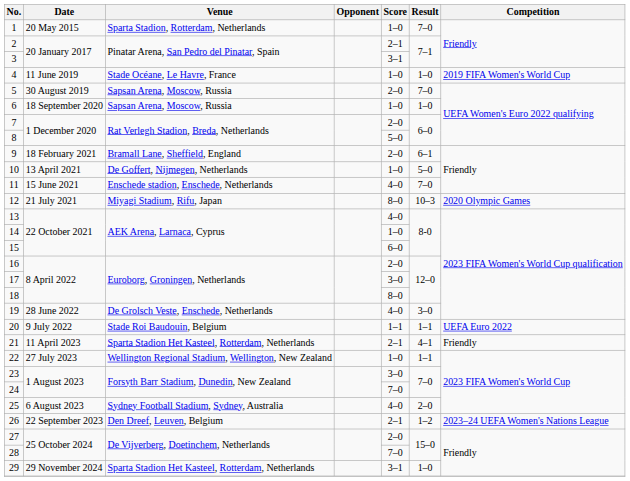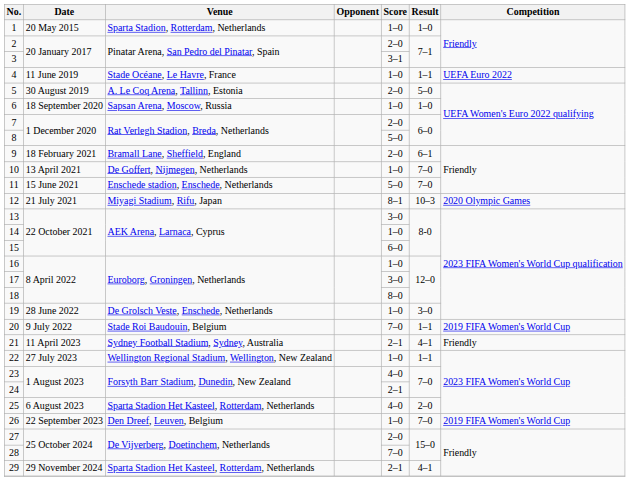(425, 28) 7–0 -> (425, 28) 1–0
(395, 43) 2–1 -> (395, 43) 2–0
(425, 75) 1–0 -> (425, 75) 1–1
(507, 75) 2019 FIFA Women's World Cup -> (478, 75) UEFA Euro 2022
(170, 91) Sapsan Arena, Moscow, Russia -> (175, 91) A. Le Coq Arena, Tallinn, Estonia
(425, 91) 7–0 -> (425, 91) 5–0
(425, 169) 5–0 -> (425, 169) 7–0
(395, 185) 4–0 -> (395, 185) 5–0
(395, 201) 8–0 -> (395, 201) 8–1
(395, 216) 4–0 -> (395, 216) 3–0
(395, 264) 2–0 -> (395, 264) 1–0
(395, 311) 4–0 -> (395, 311) 1–0
(395, 327) 1–1 -> (395, 327) 7–0
(478, 327) UEFA Euro 2022 -> (507, 327) 2019 FIFA Women's World Cup
(211, 342) Sparta Stadion Het Kasteel, Rotterdam, Netherlands -> (195, 342) Sydney Football Stadium, Sydney, Australia
(395, 374) 3–0 -> (395, 374) 4–0
(395, 389) 7–0 -> (395, 389) 2–1
(195, 405) Sydney Football Stadium, Sydney, Australia -> (211, 405) Sparta Stadion Het Kasteel, Rotterdam, Netherlands
(395, 421) 2–1 -> (395, 421) 1–0
(425, 421) 1–2 -> (425, 421) 7–0
(526, 421) 2023–24 UEFA Women's Nations League -> (507, 421) 2019 FIFA Women's World Cup
(395, 468) 3–1 -> (395, 468) 2–1
(425, 468) 1–0 -> (425, 468) 4–1
